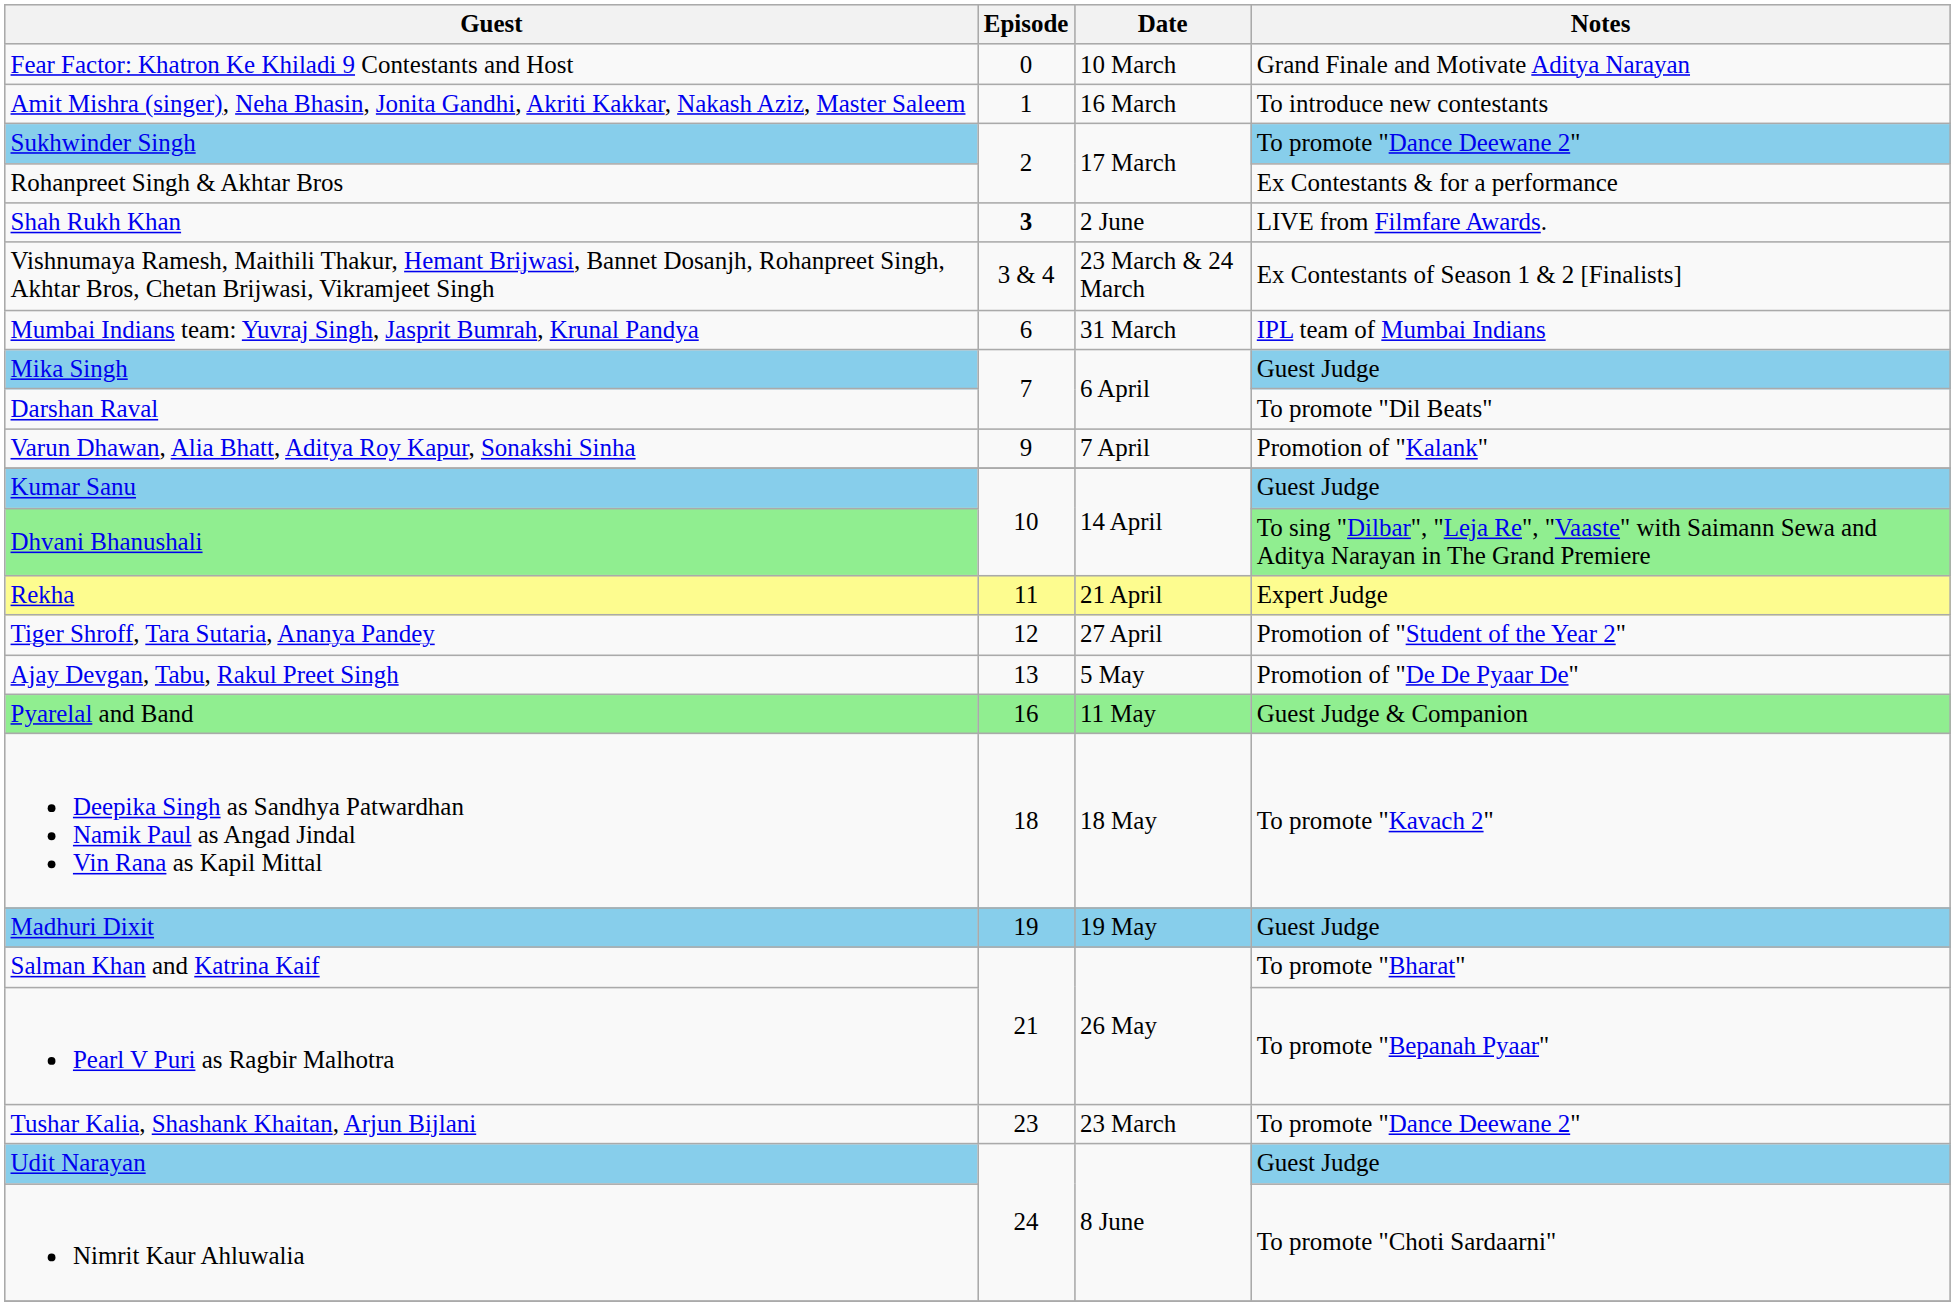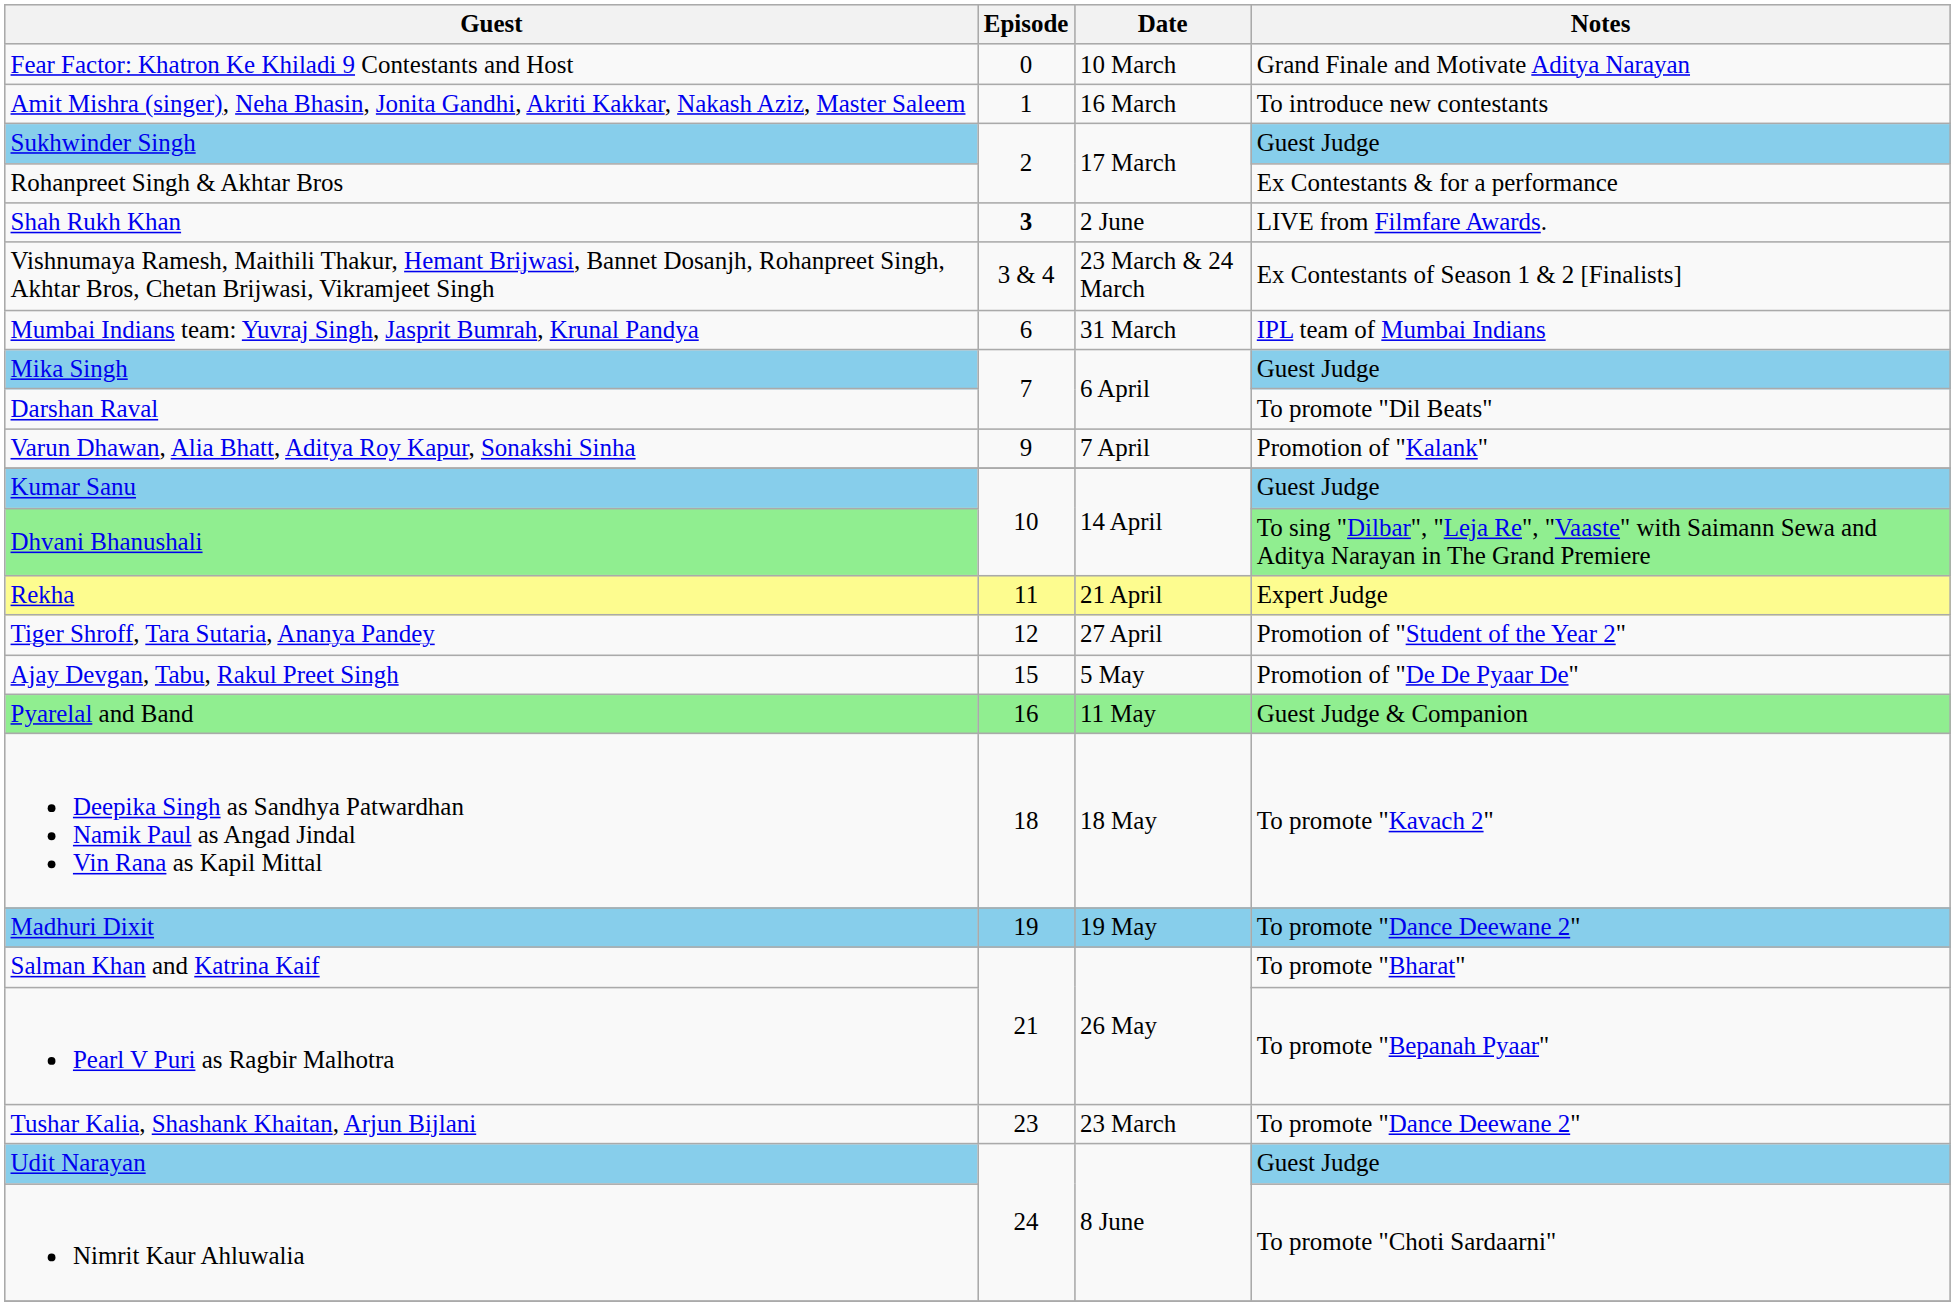(1419, 143) To promote "Dance Deewane 2" -> (1318, 143) Guest Judge
(1026, 674) 13 -> (1026, 674) 15
(1318, 927) Guest Judge -> (1419, 927) To promote "Dance Deewane 2"
